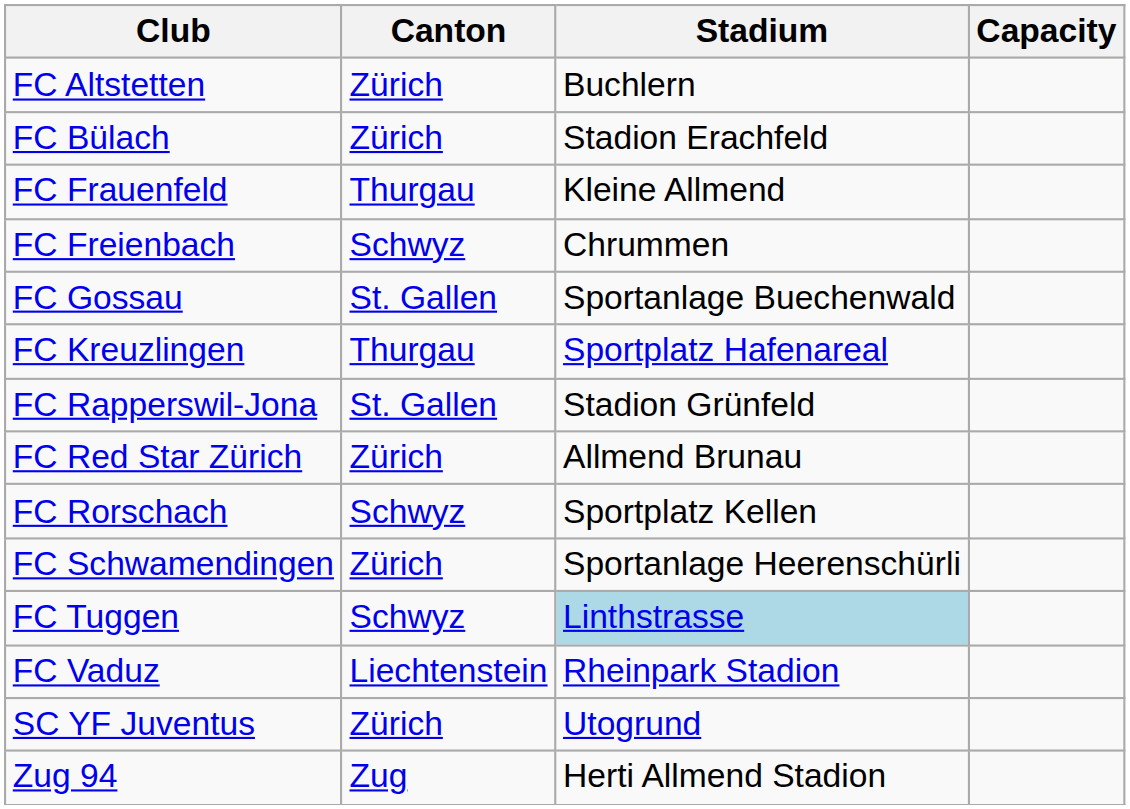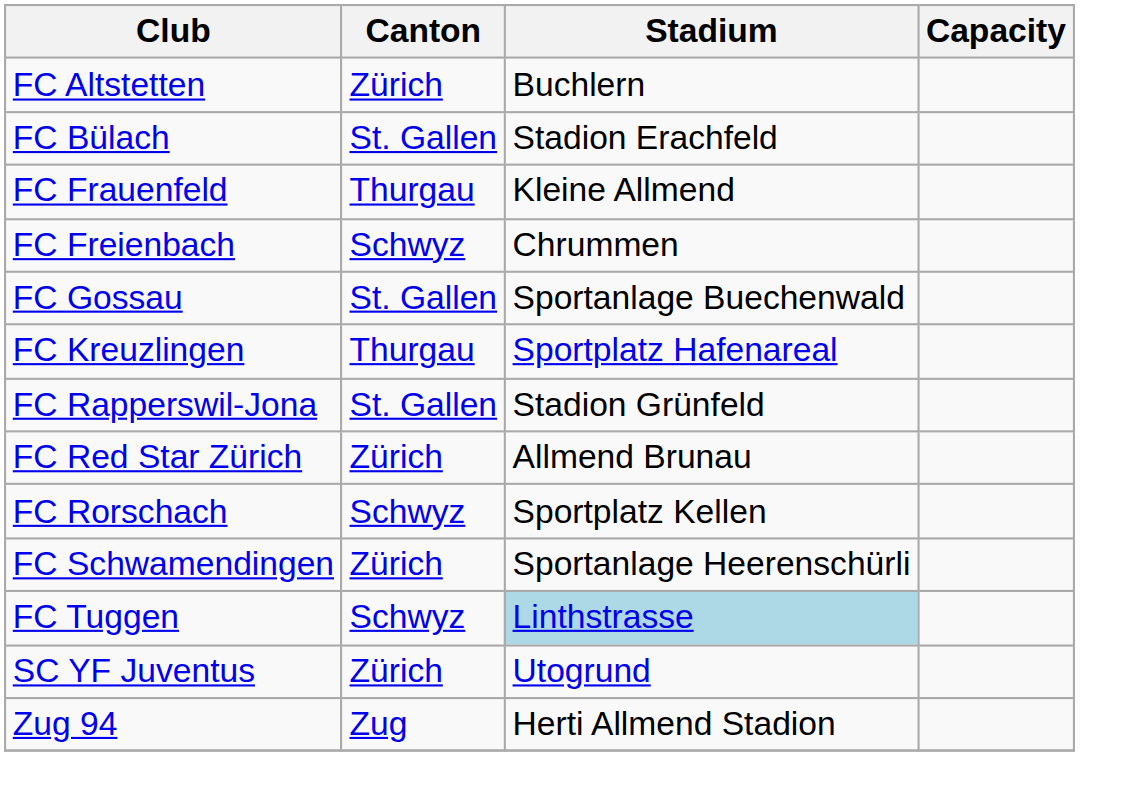(396, 137) Zürich -> (423, 137) St. Gallen
- row: (86, 670)
